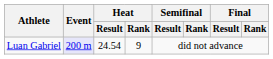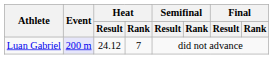(109, 46) 24.54 -> (109, 46) 24.12
(139, 46) 9 -> (139, 46) 7
